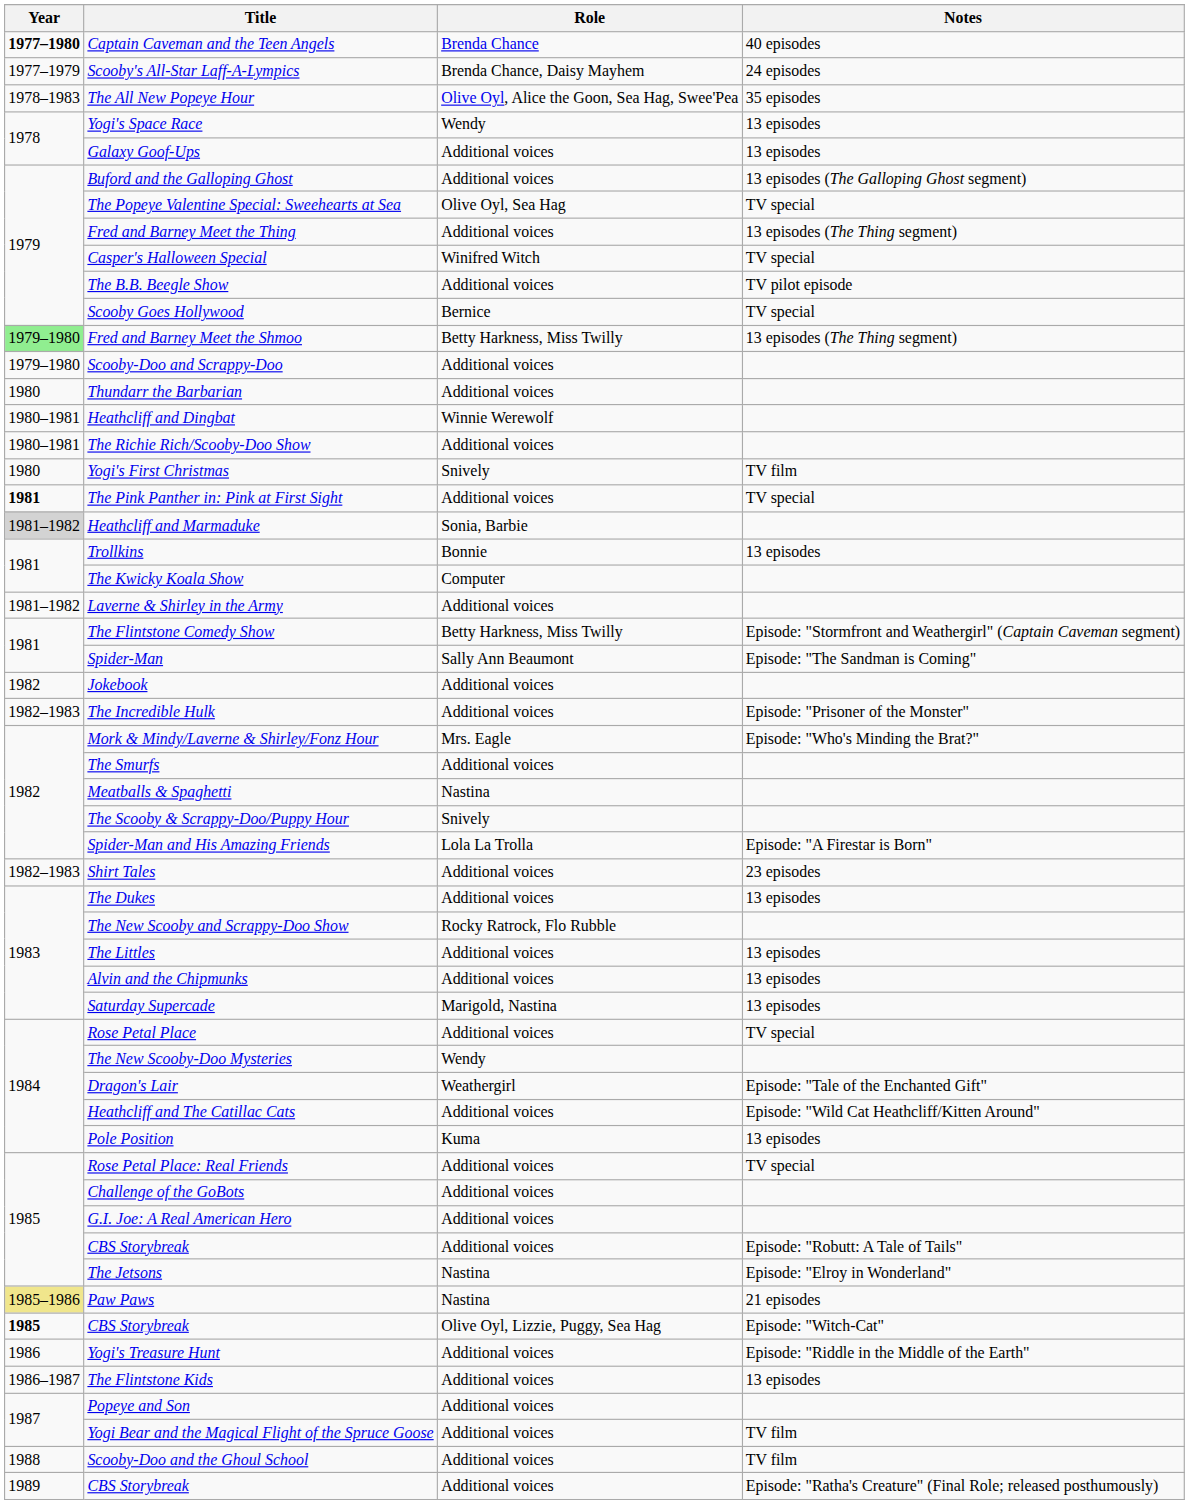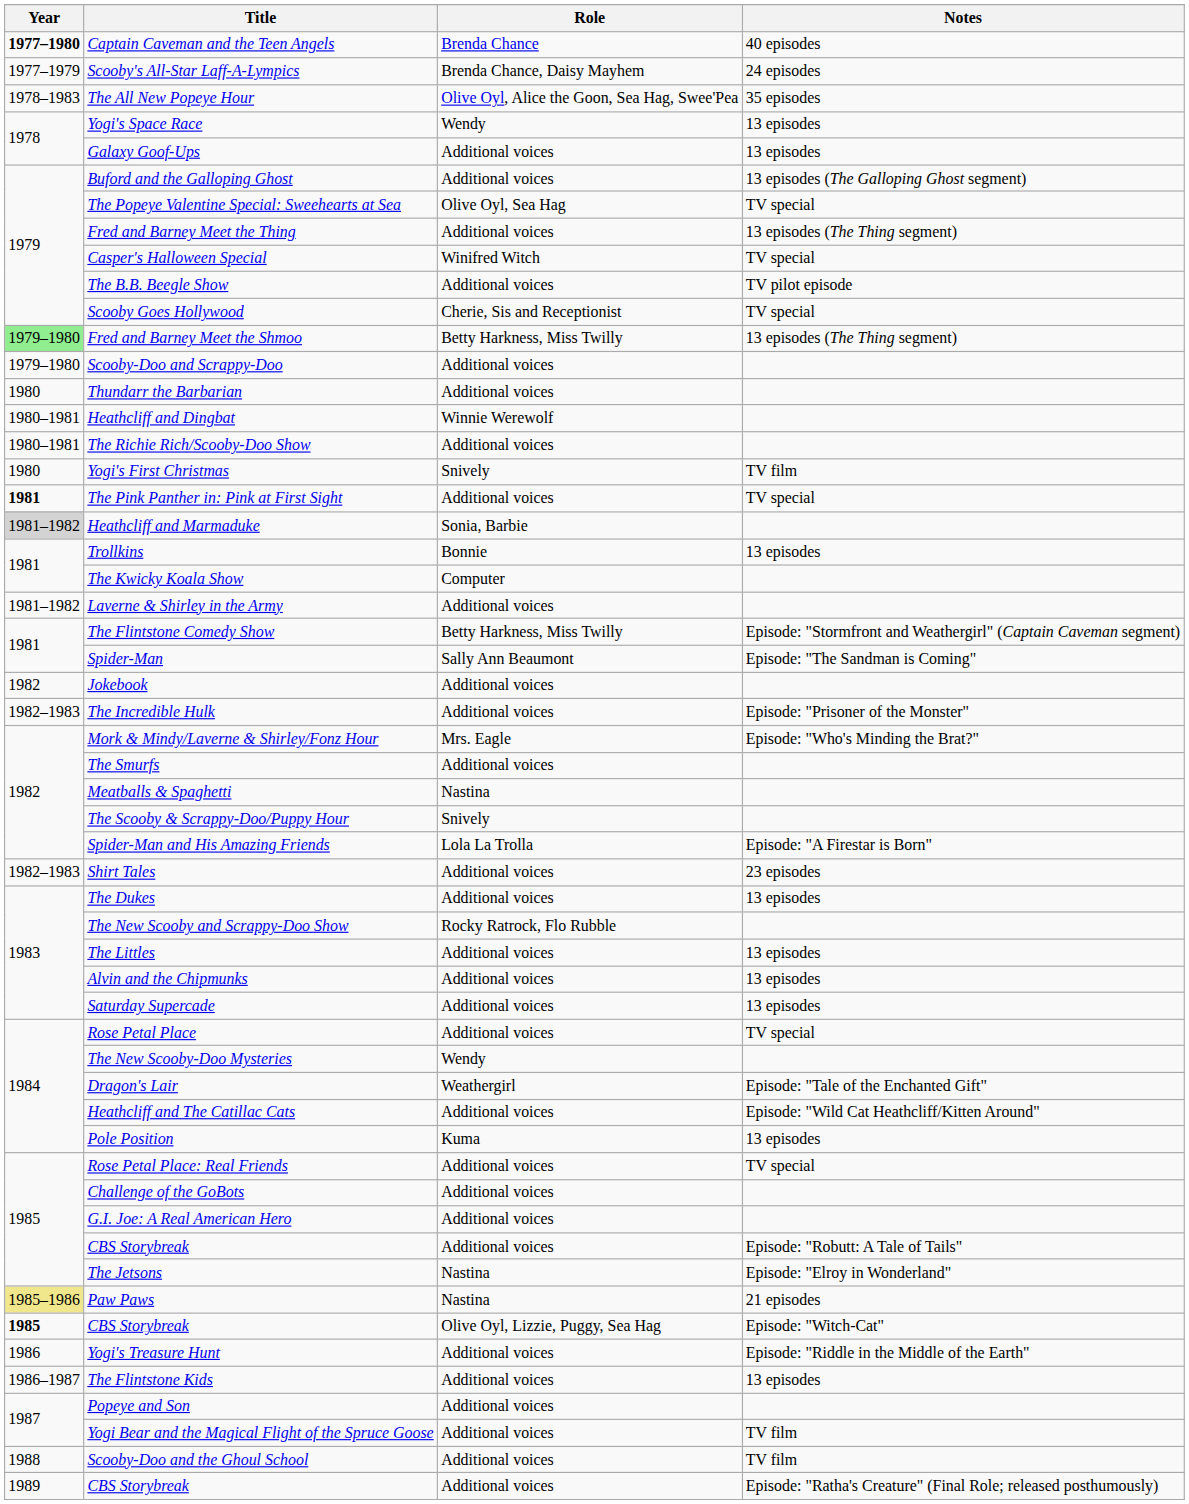(466, 311) Bernice -> (531, 311) Cherie, Sis and Receptionist
(499, 1005) Marigold, Nastina -> (497, 1005) Additional voices
